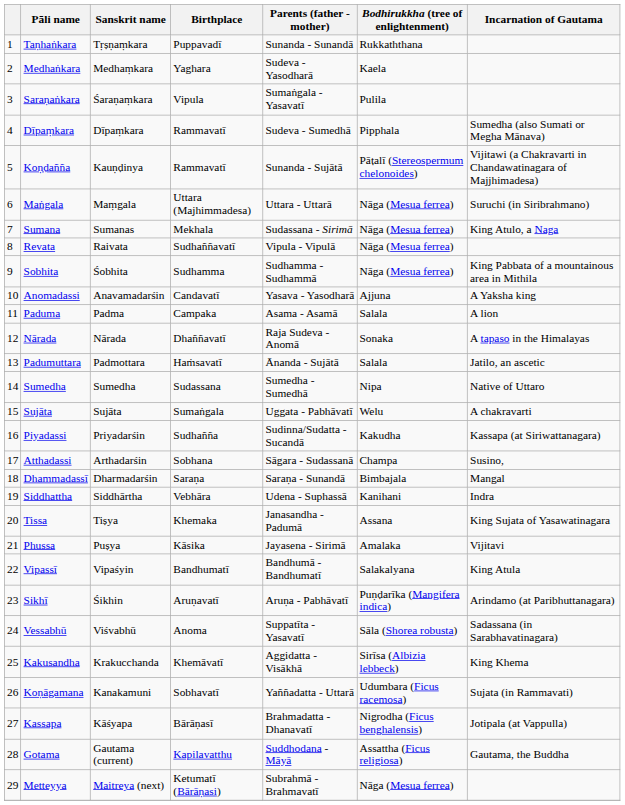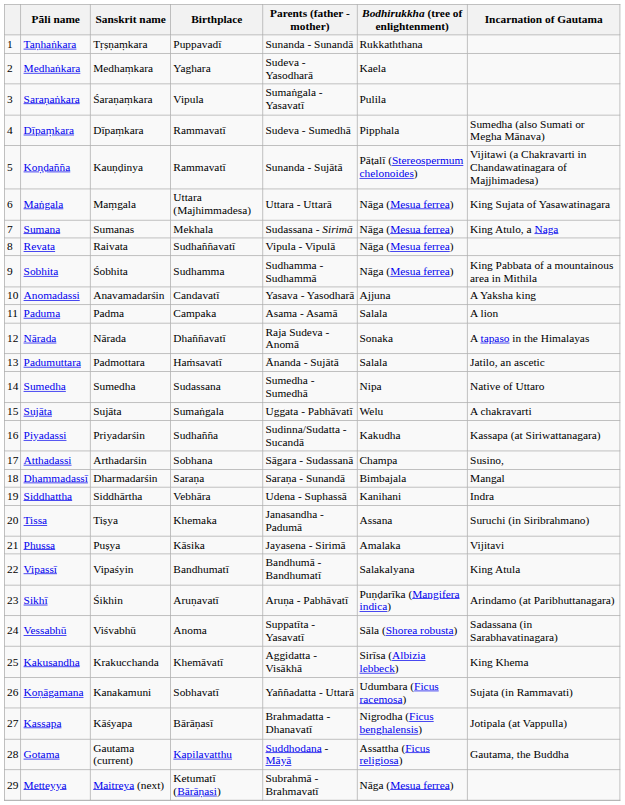(530, 204) Suruchi (in Siribrahmano) -> (540, 204) King Sujata of Yasawatinagara
(540, 520) King Sujata of Yasawatinagara -> (530, 520) Suruchi (in Siribrahmano)
